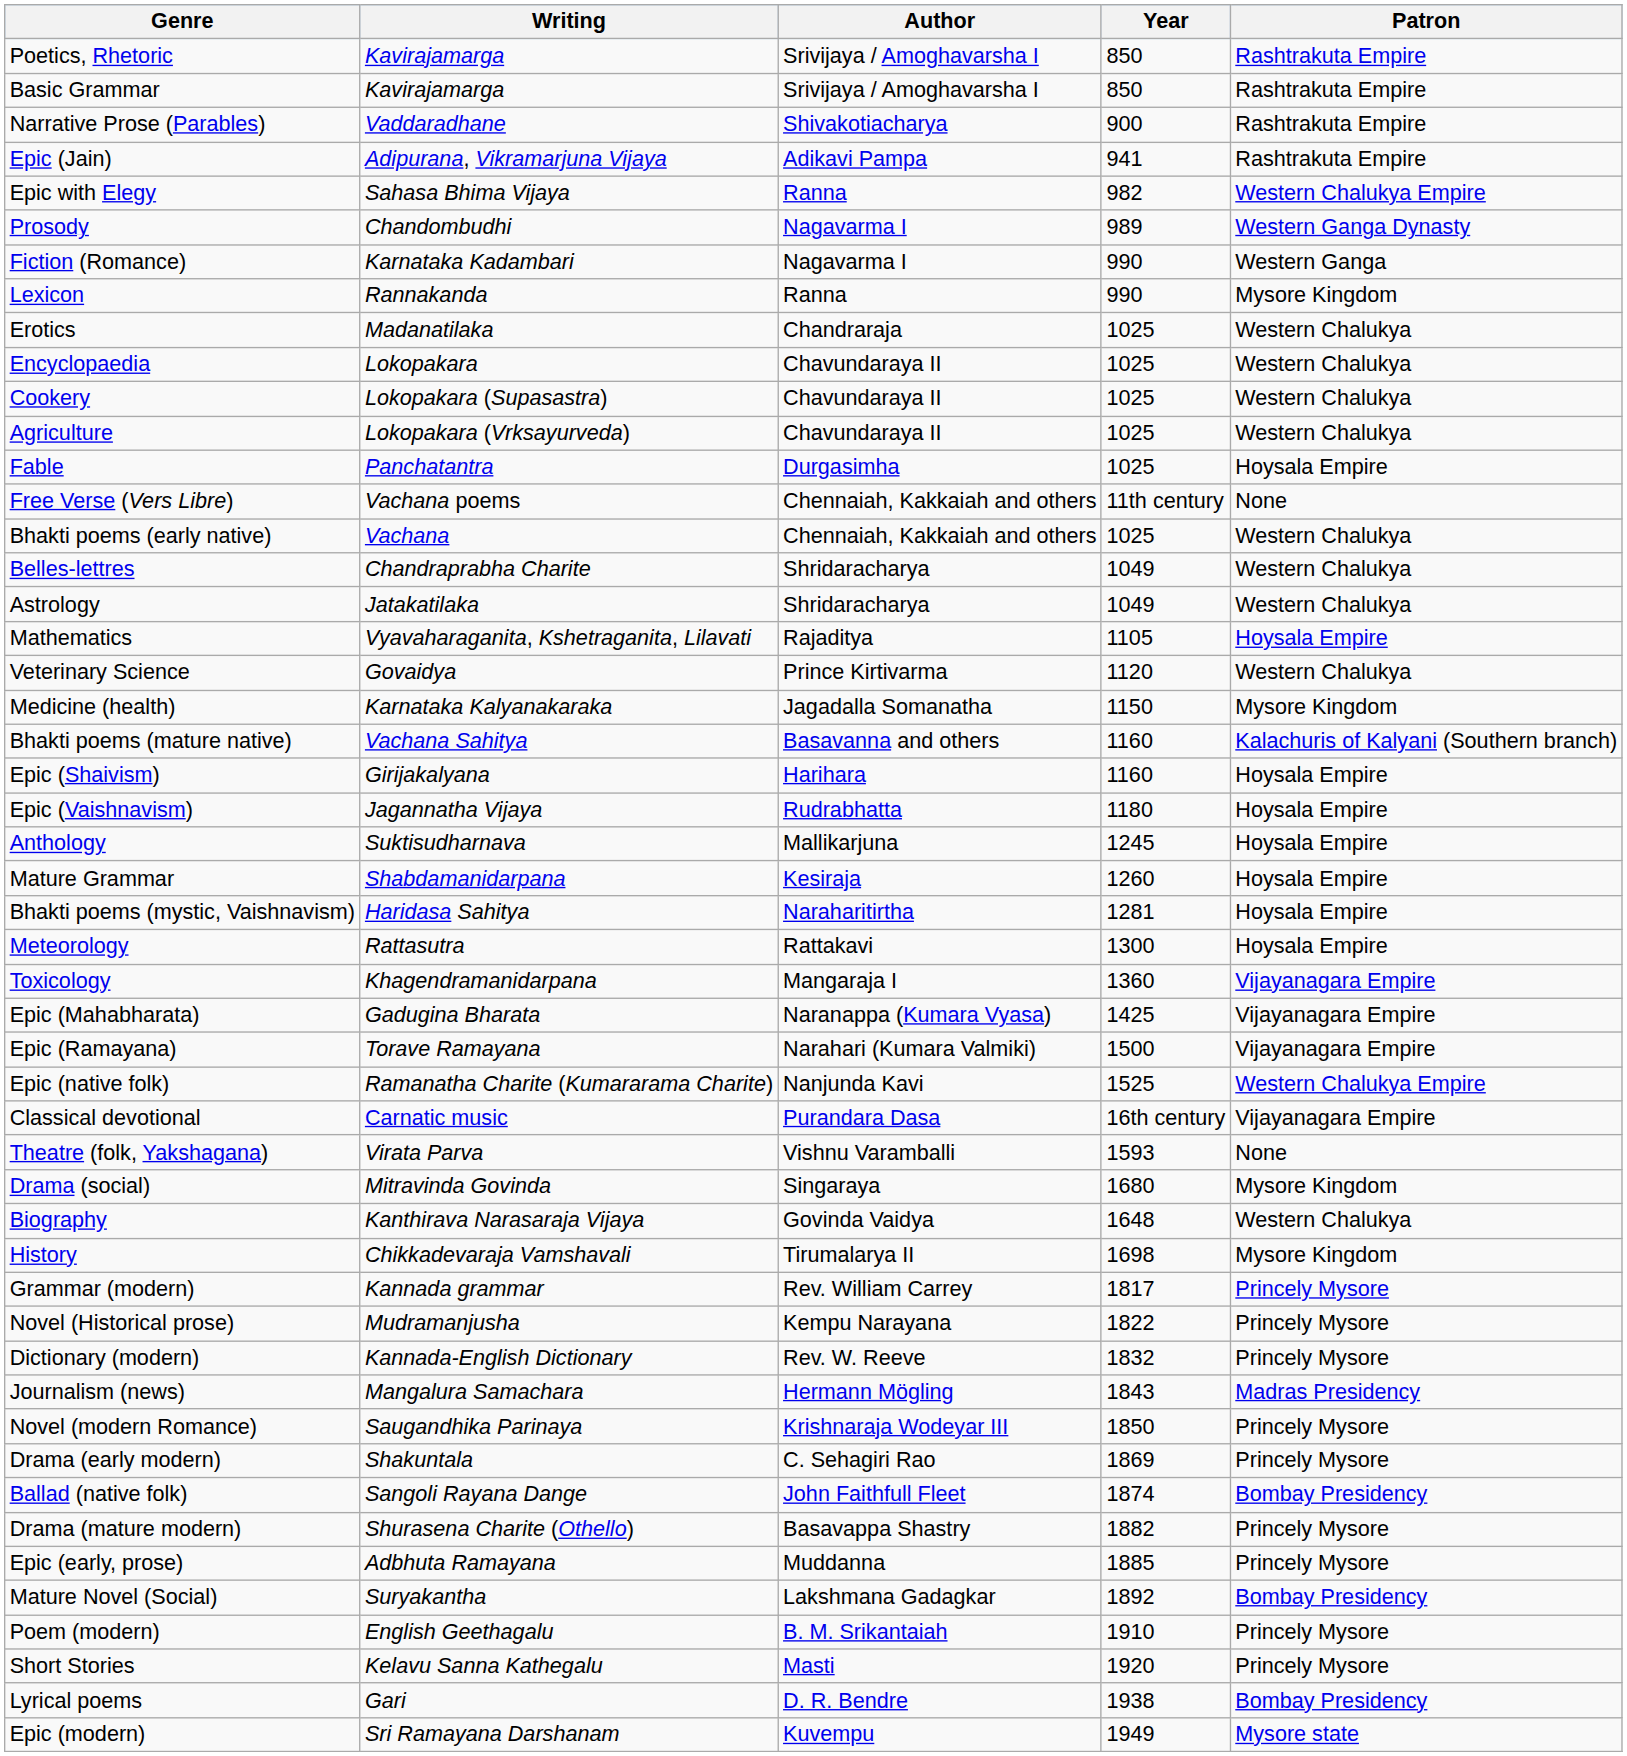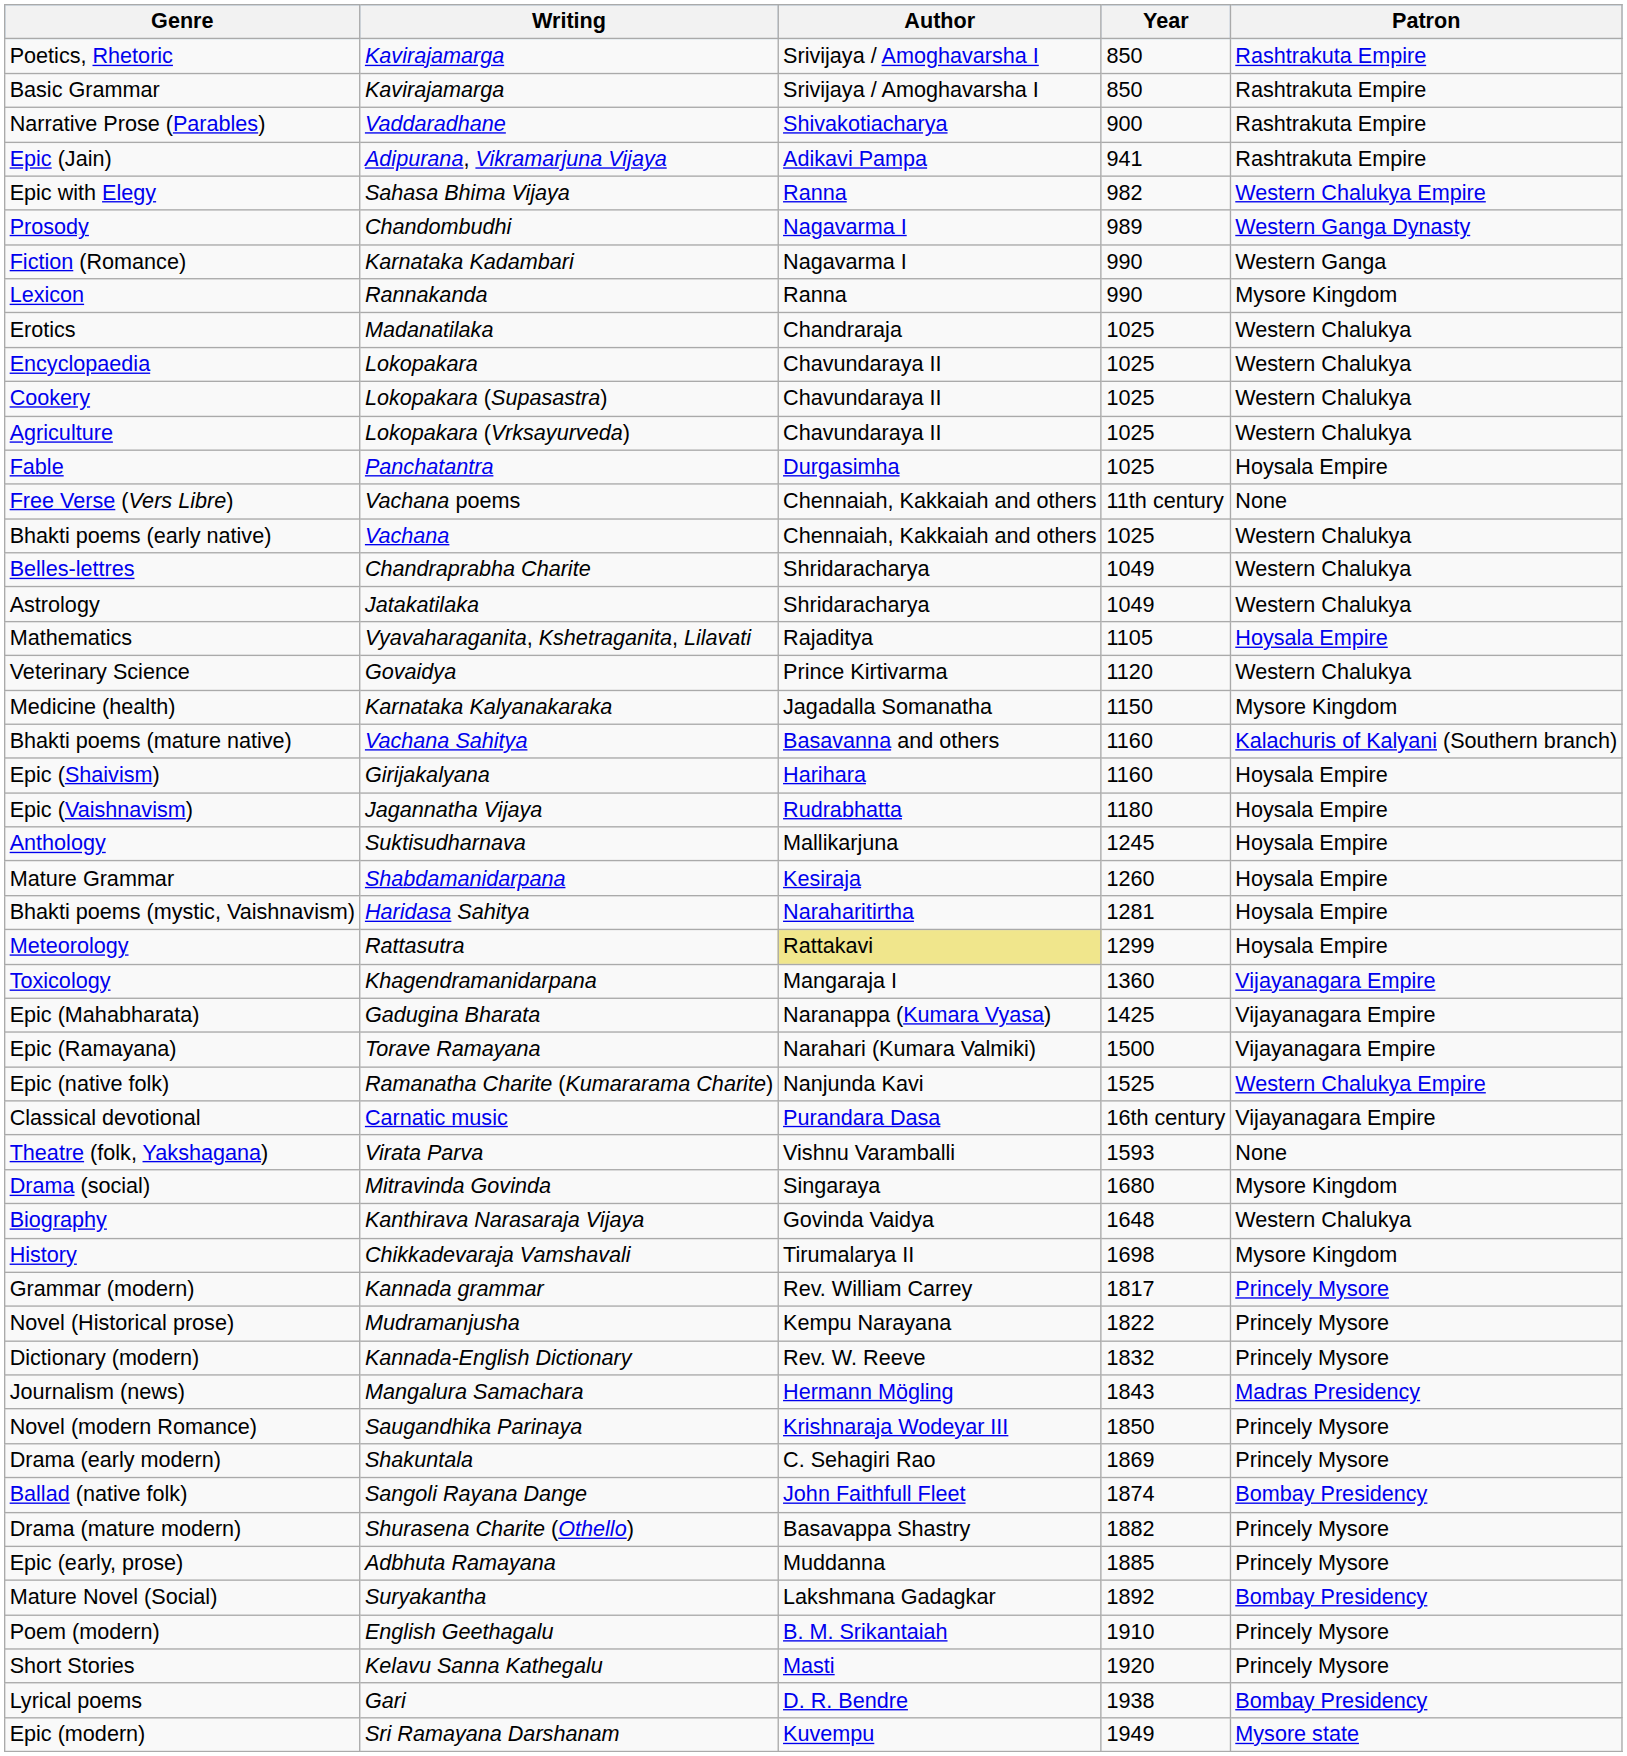(828, 946) no background -> (828, 946) khaki background
(1130, 946) 1300 -> (1130, 946) 1299
